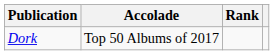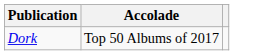- column: (242, 15)
